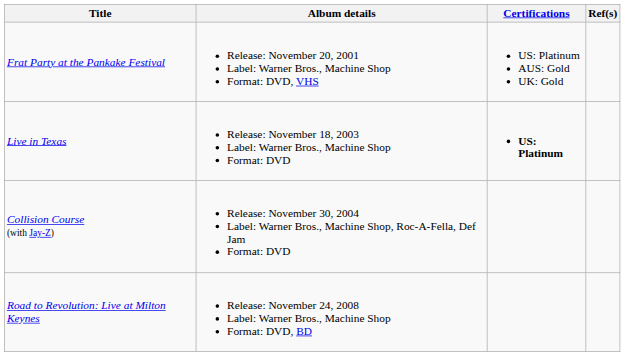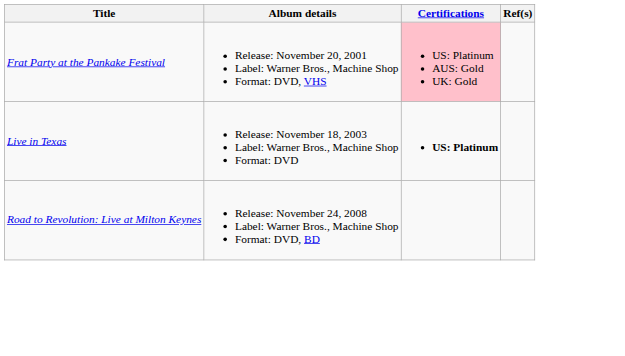(536, 68) no background -> (451, 68) pink background
- row: (46, 226)
